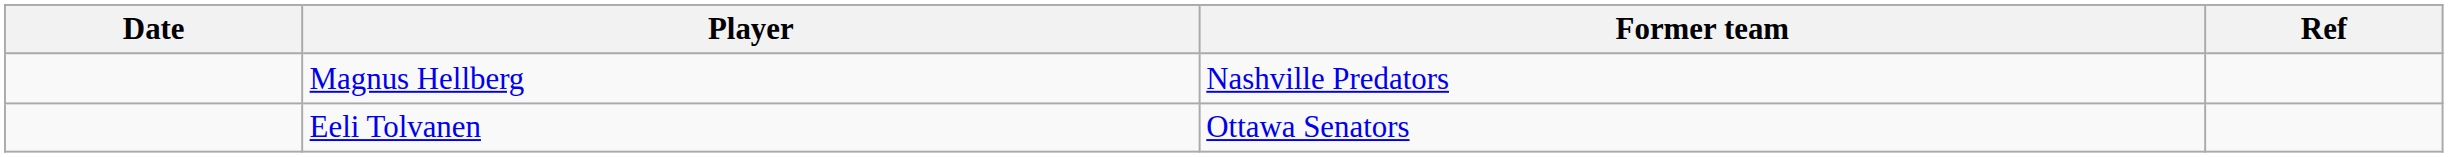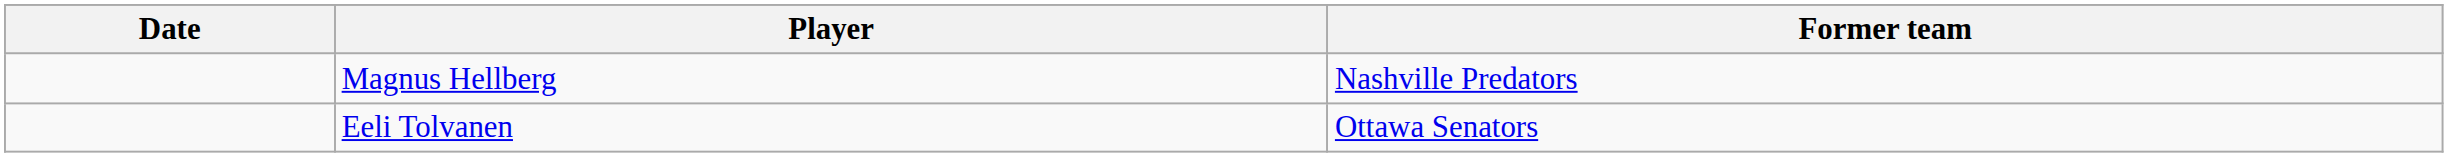- column: (2324, 28)
